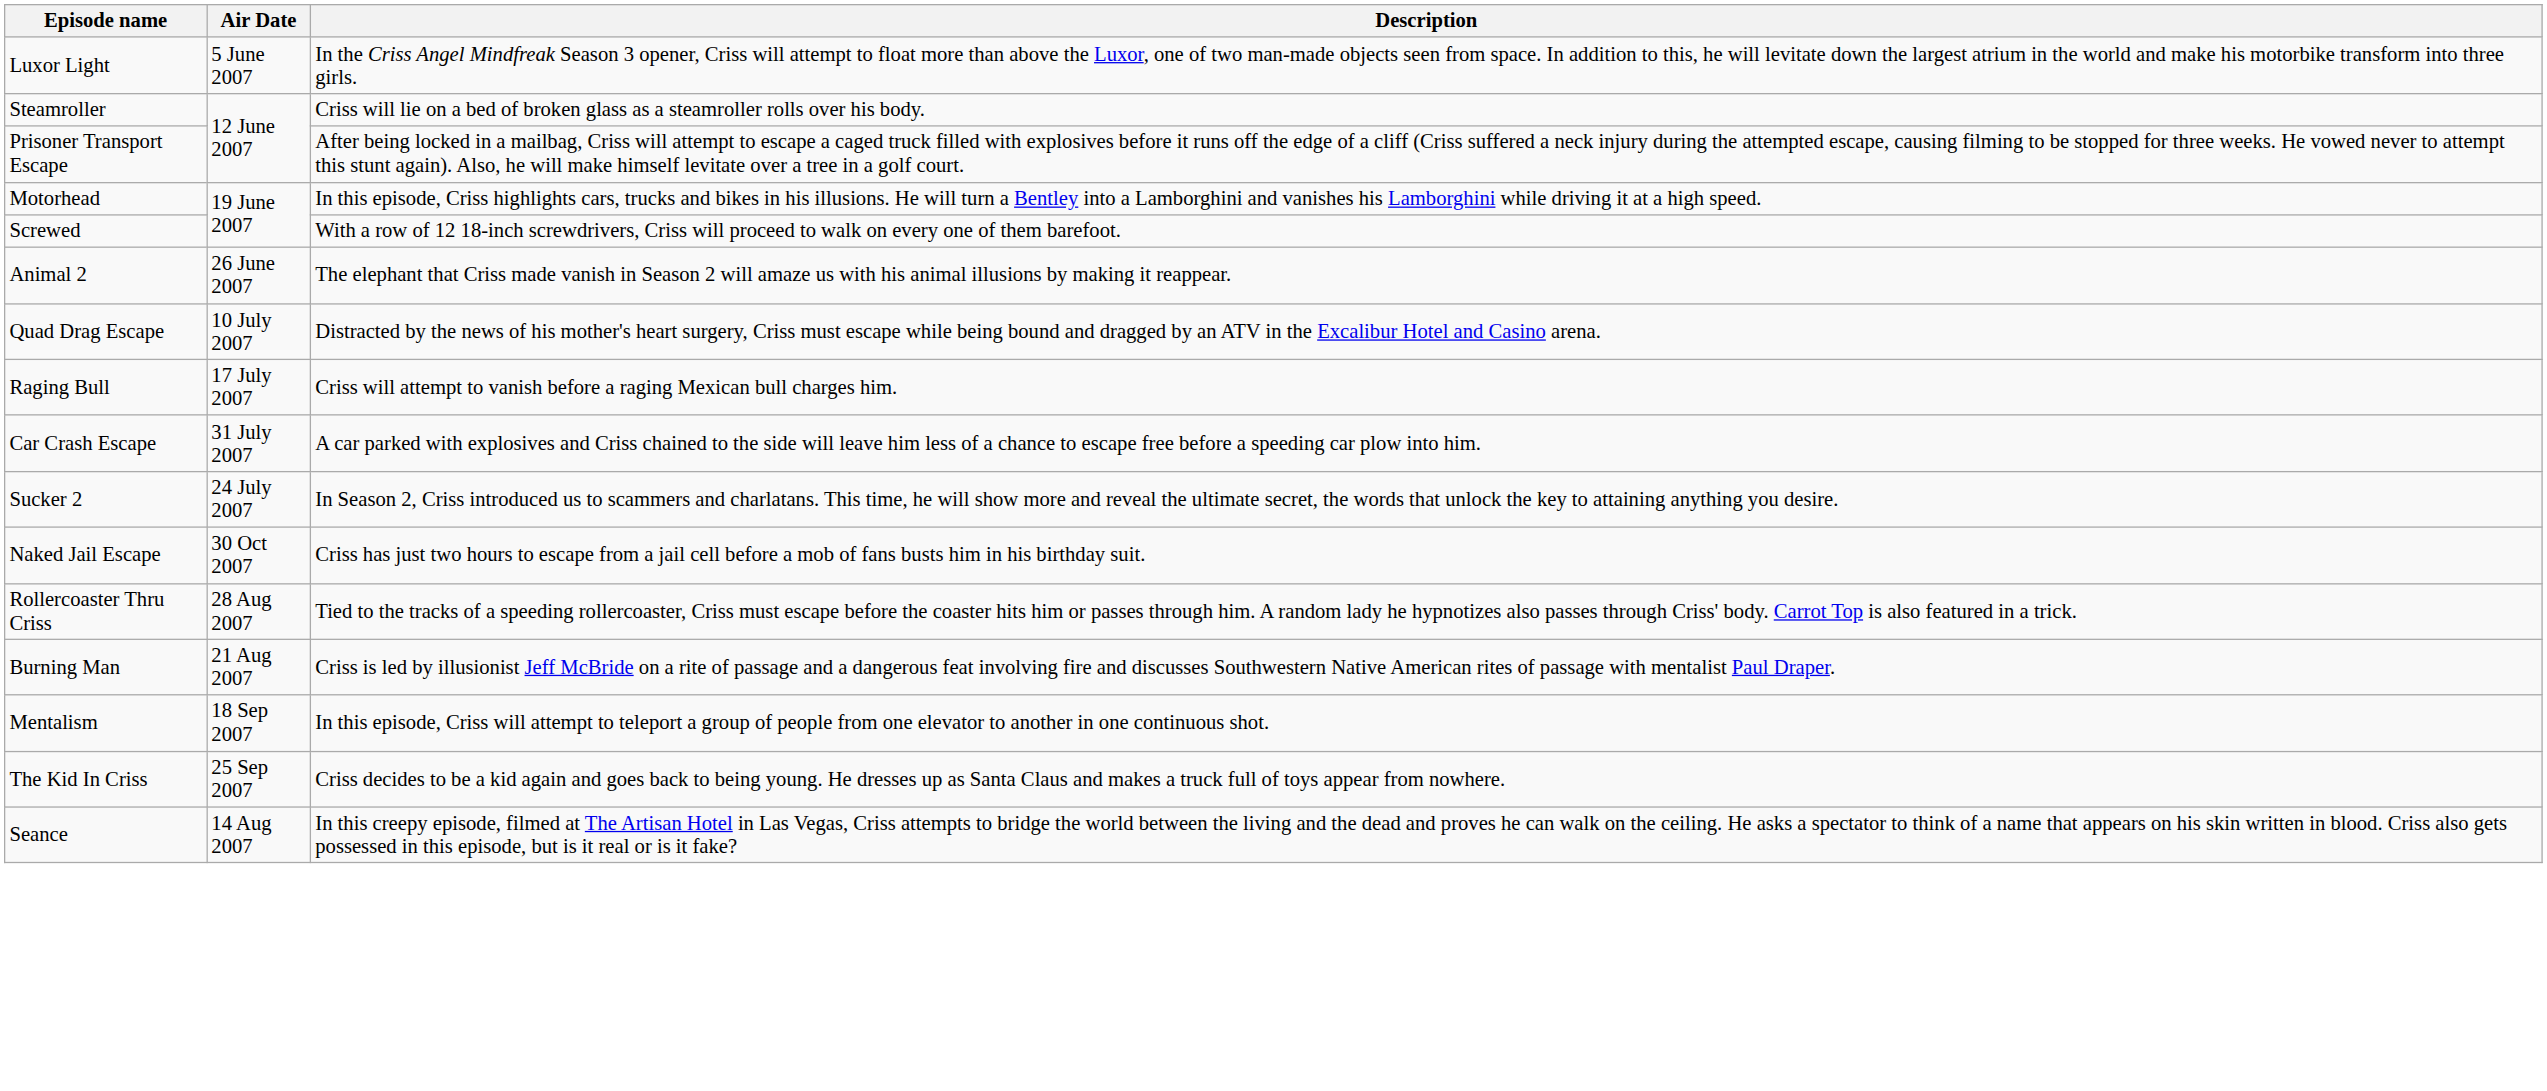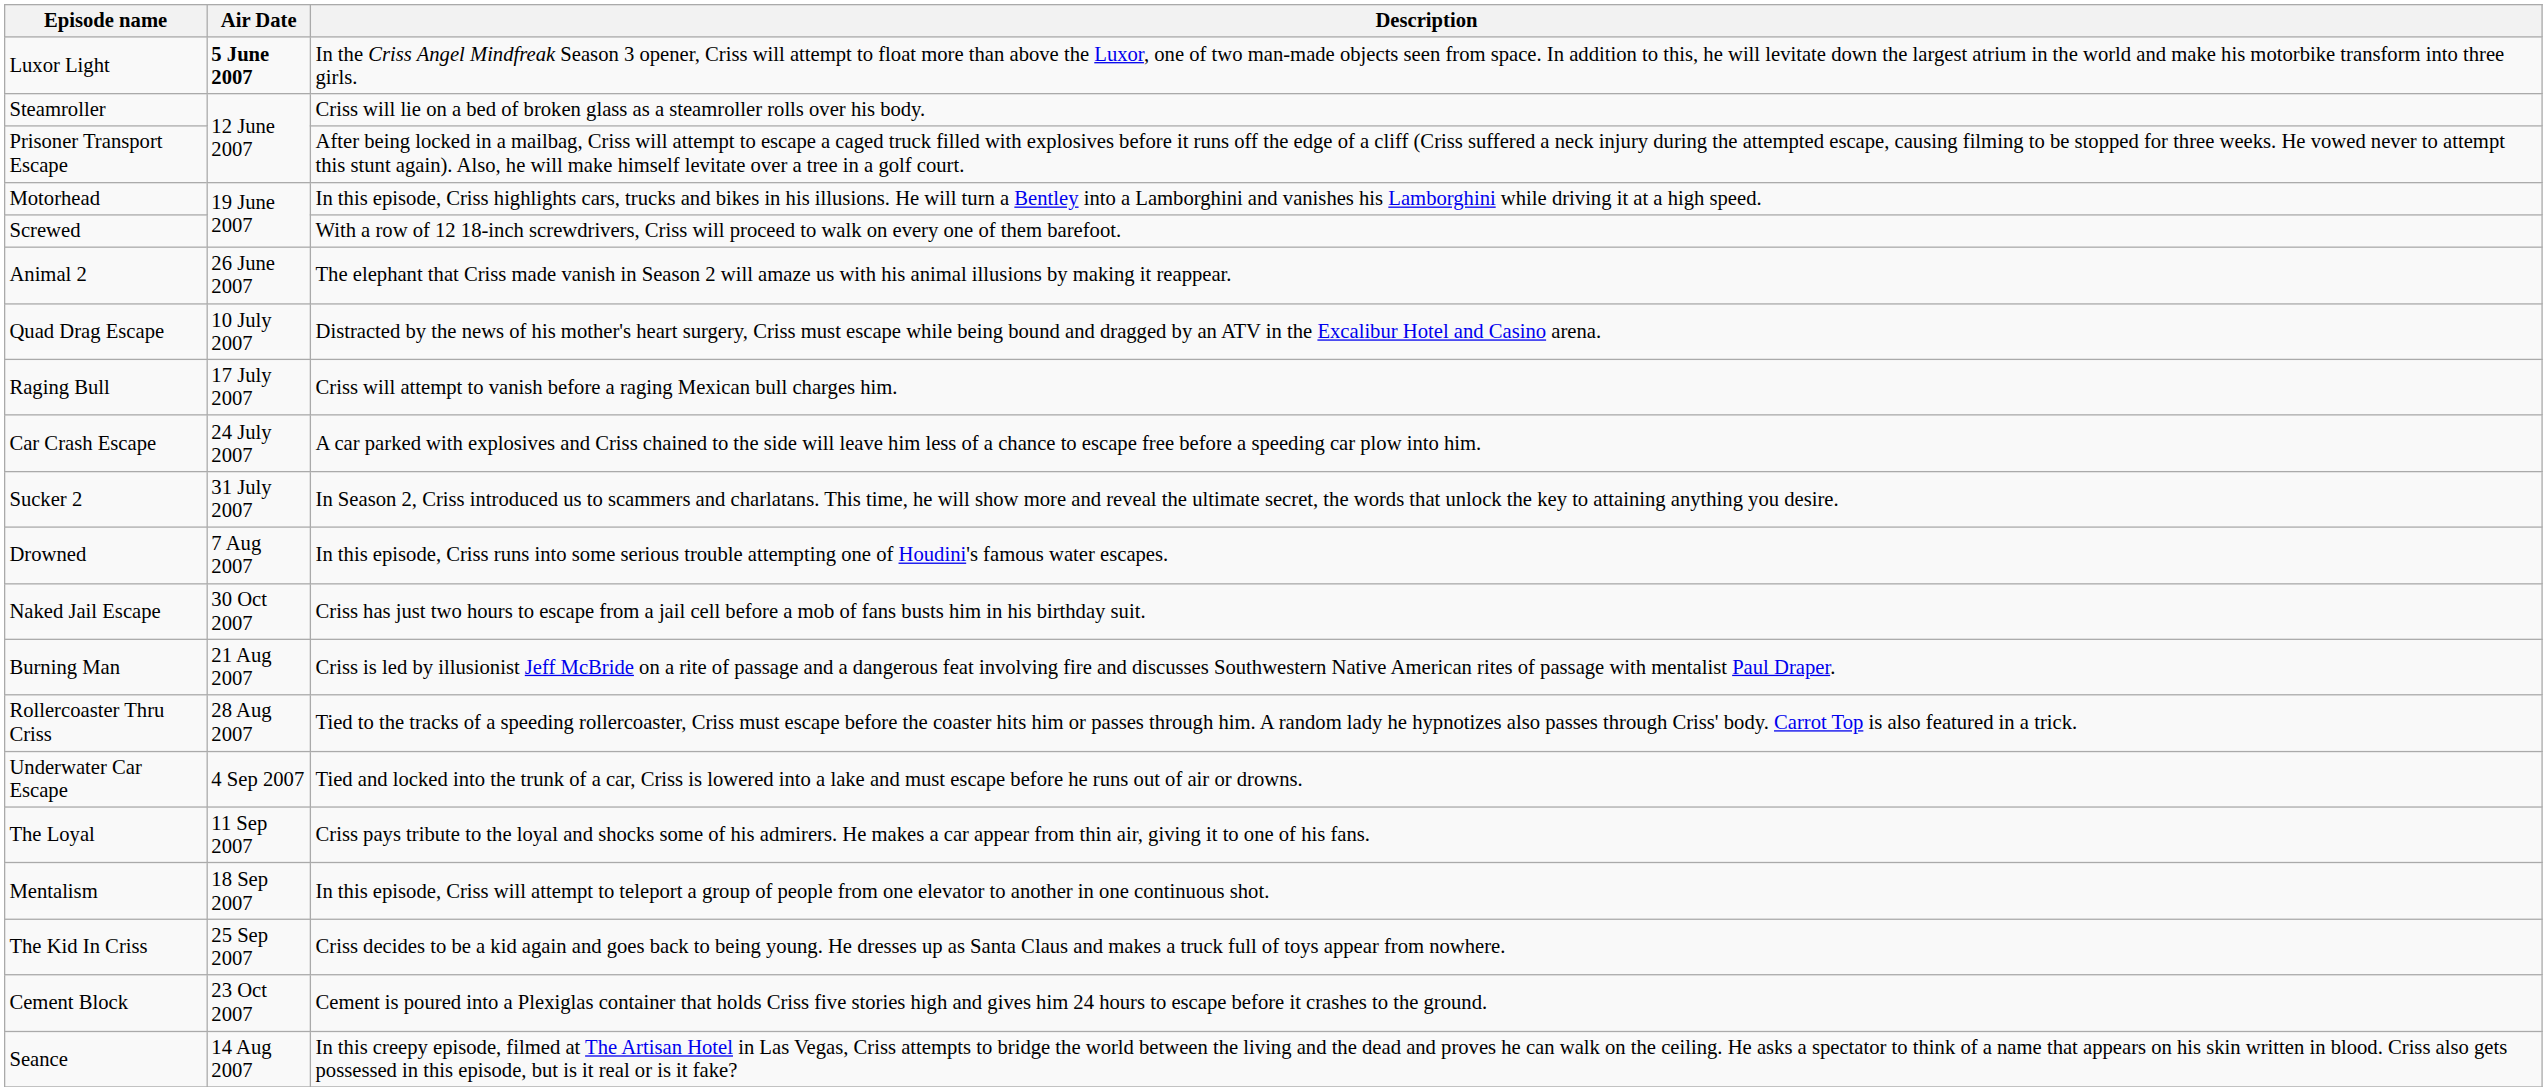(238, 65) normal -> (240, 65) bold
(241, 443) 31 July 2007 -> (241, 443) 24 July 2007
(241, 499) 24 July 2007 -> (241, 499) 31 July 2007
+ row: (48, 555)
rows swapped: (65, 666) <-> (87, 611)
+ row: (76, 778)
+ row: (52, 834)
+ row: (69, 1002)
